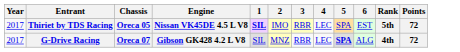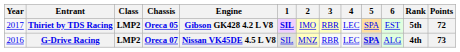+ column: (129, 11)
(201, 25) Nissan VK45DE 4.5 L V8 -> (229, 25) Gibson GK428 4.2 L V8
(15, 39) 2017 -> (15, 39) 2016
(201, 39) Gibson GK428 4.2 L V8 -> (229, 39) Nissan VK45DE 4.5 L V8
(414, 39) 72 -> (442, 39) 73
